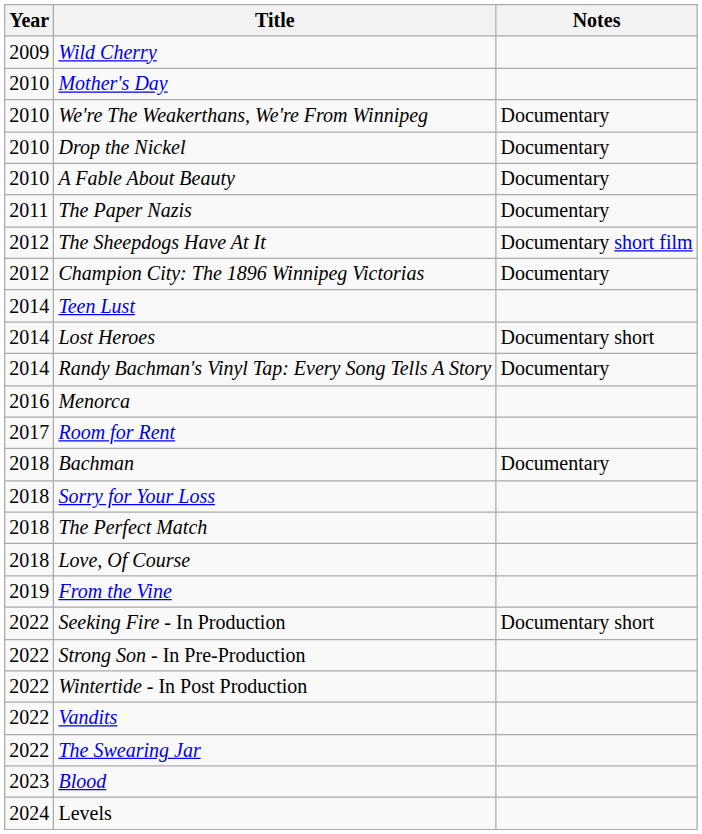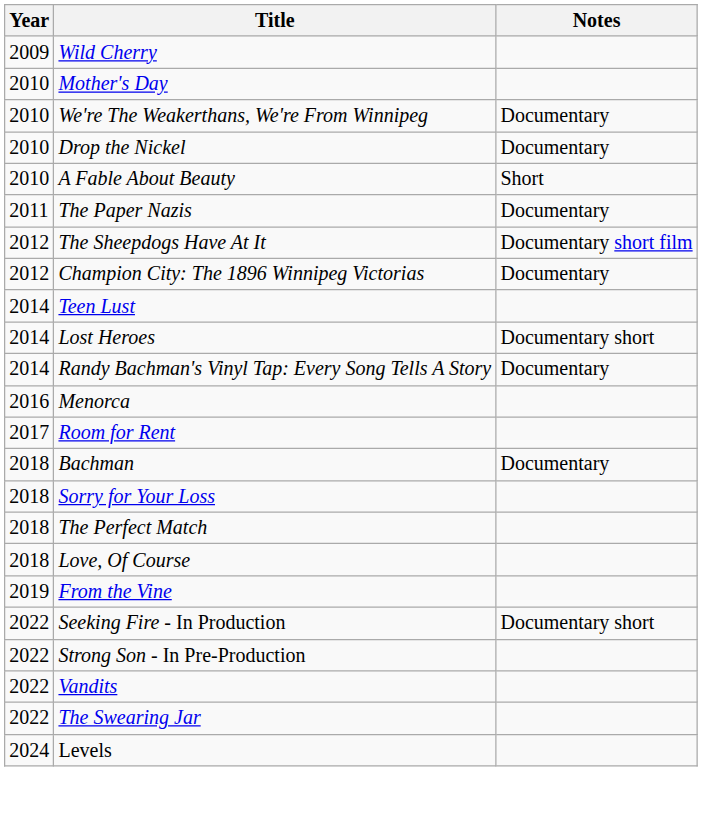(555, 178) Documentary -> (522, 178) Short
- row: (183, 686)
- row: (82, 781)
